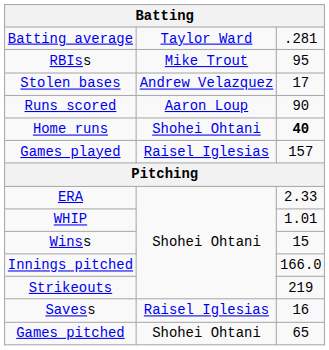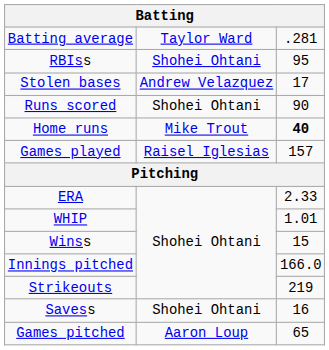(206, 61) Mike Trout -> (206, 61) Shohei Ohtani
(206, 107) Aaron Loup -> (206, 107) Shohei Ohtani
(206, 129) Shohei Ohtani -> (206, 129) Mike Trout
(206, 311) Raisel Iglesias -> (206, 311) Shohei Ohtani
(206, 333) Shohei Ohtani -> (206, 333) Aaron Loup
